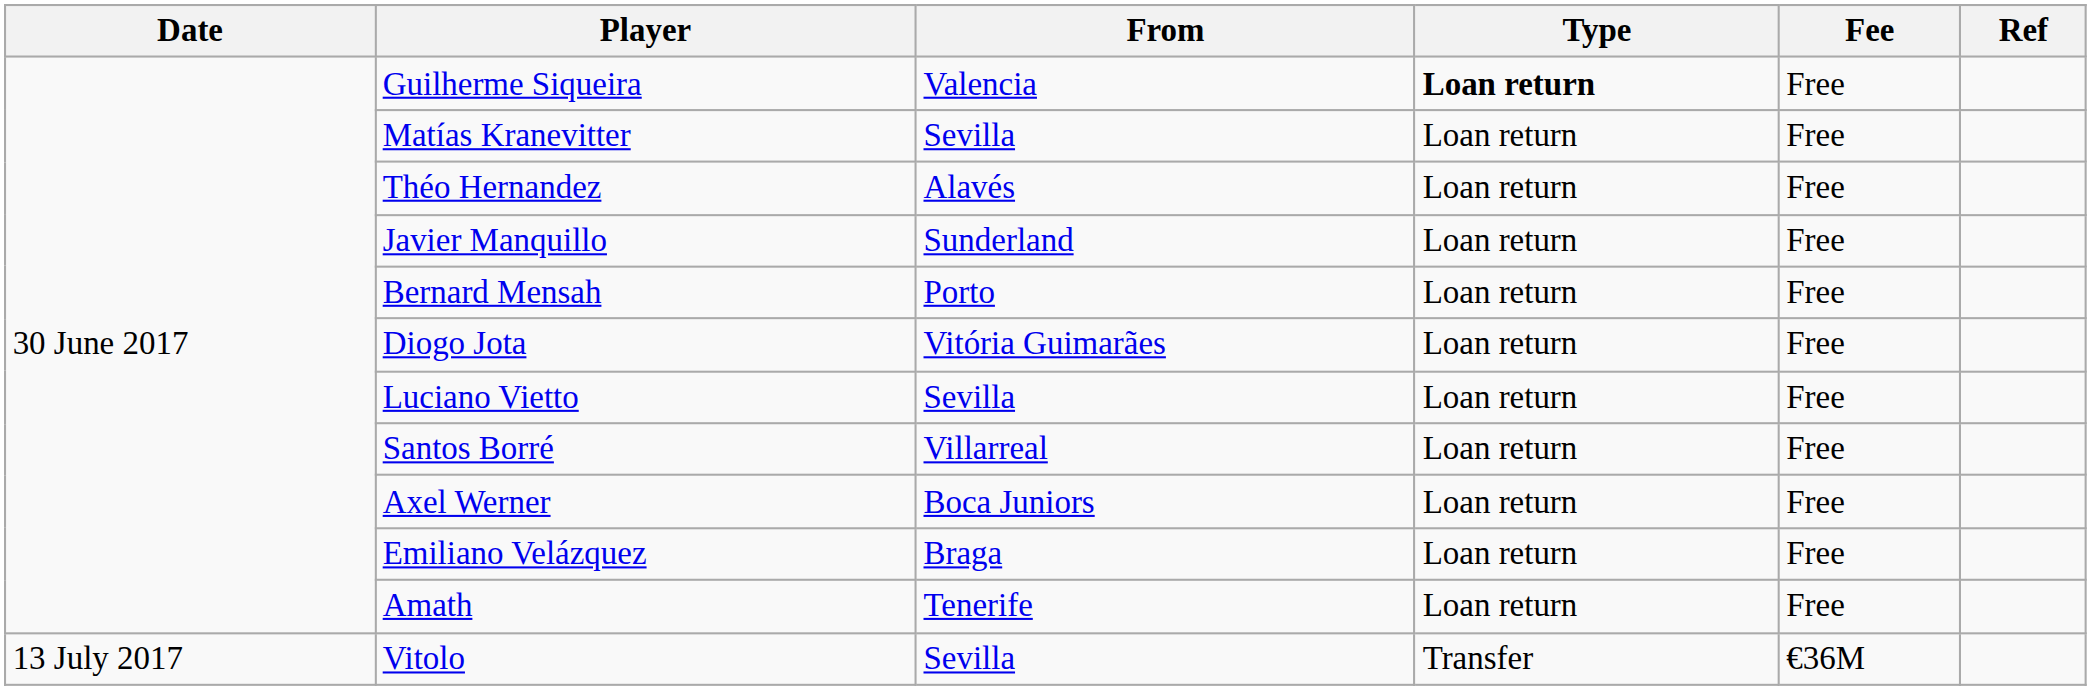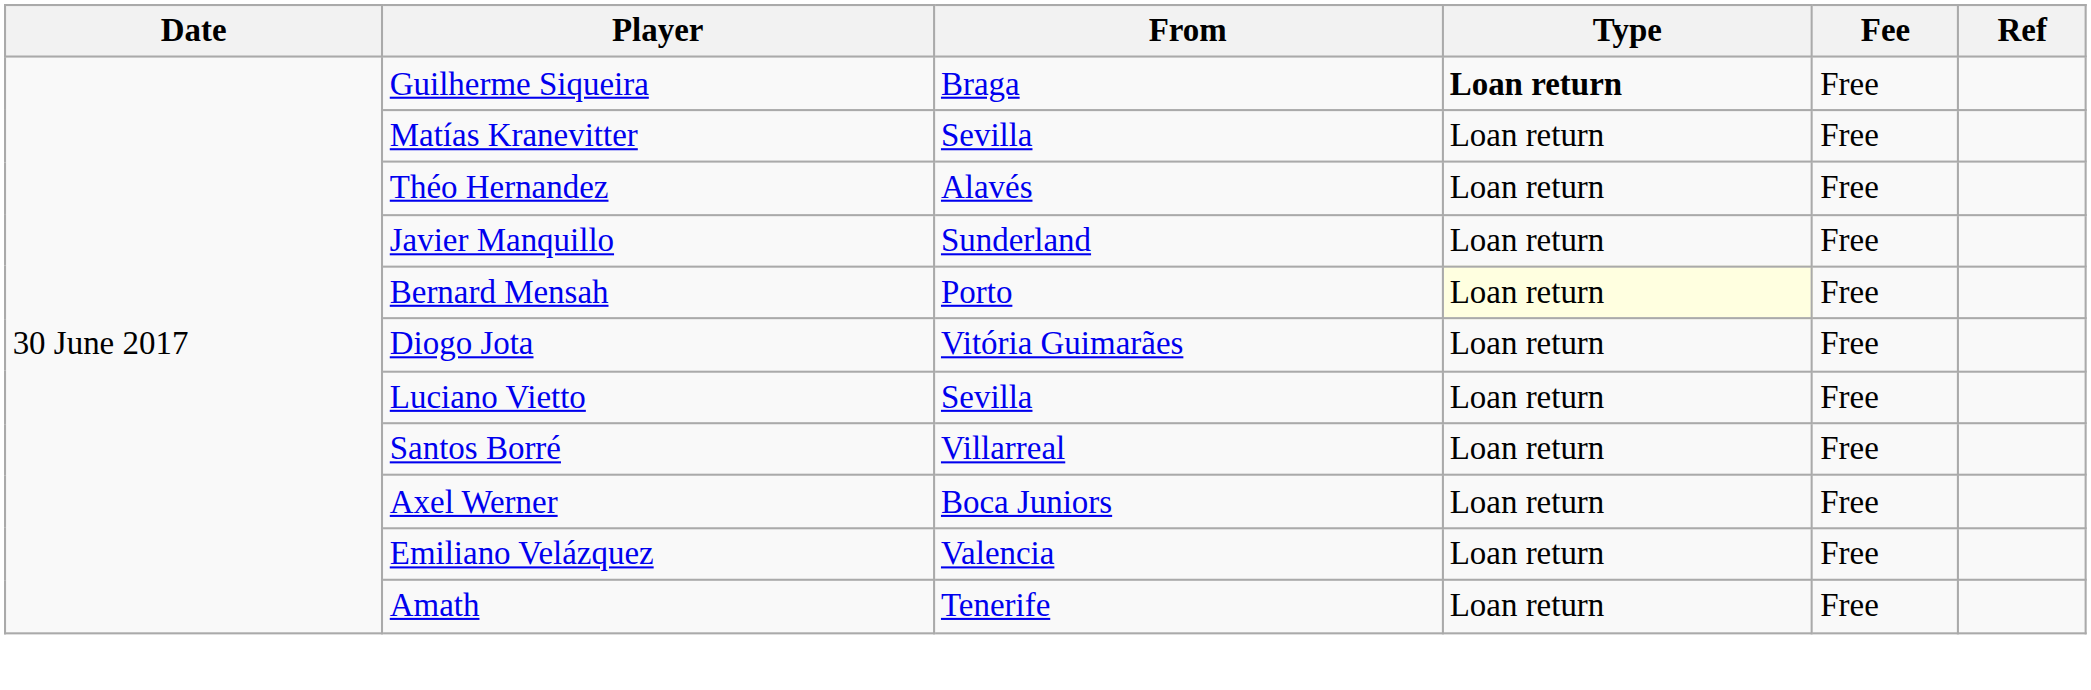(980, 82) Valencia -> (980, 82) Braga
(1500, 291) no background -> (1527, 291) lightyellow background
(963, 553) Braga -> (998, 553) Valencia
- row: (424, 657)
